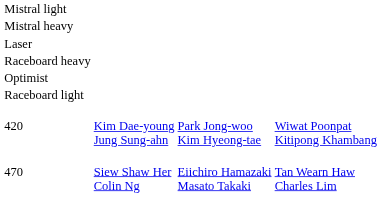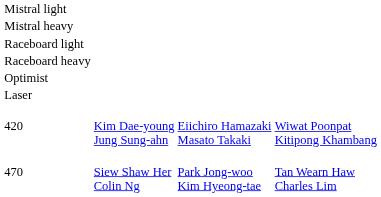rows swapped: (44, 95) <-> (18, 43)
(219, 133) Park Jong-woo Kim Hyeong-tae -> (225, 133) Eiichiro Hamazaki Masato Takaki
(225, 178) Eiichiro Hamazaki Masato Takaki -> (219, 178) Park Jong-woo Kim Hyeong-tae
